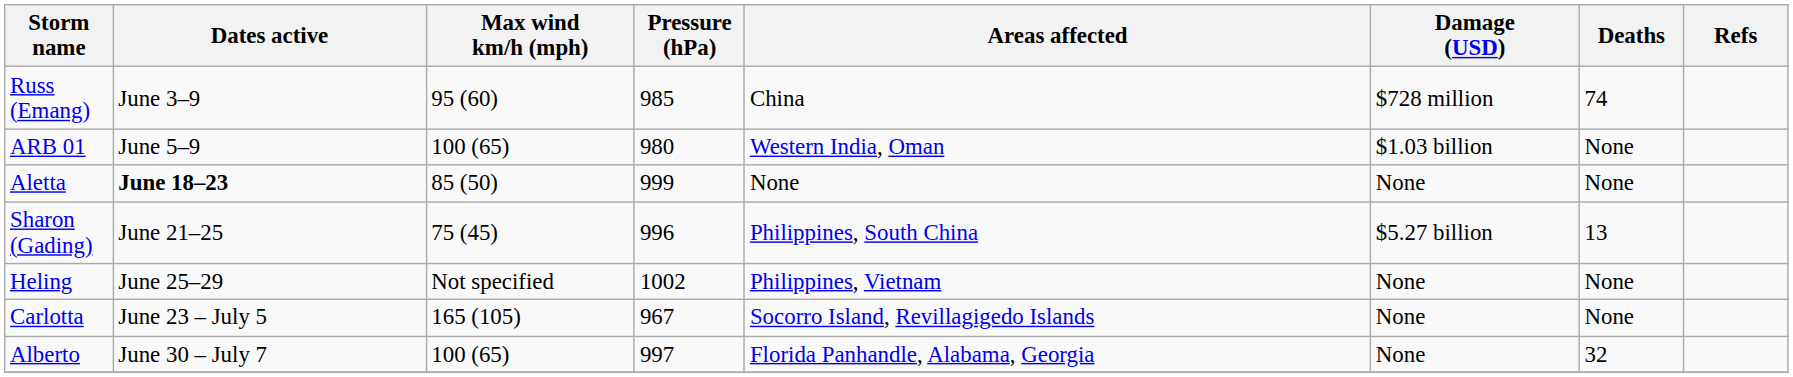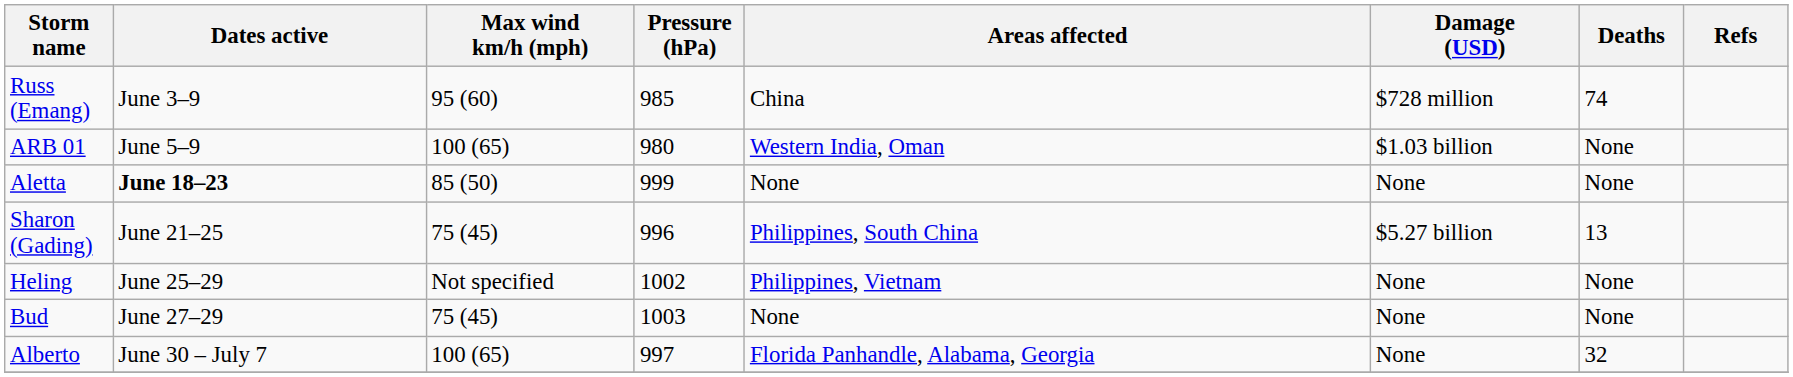+ row: (29, 317)
- row: (47, 317)
